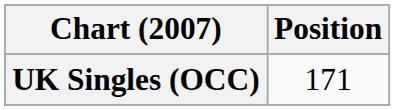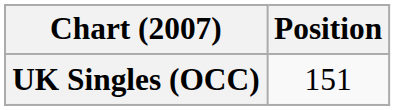(328, 79) 171 -> (328, 79) 151
